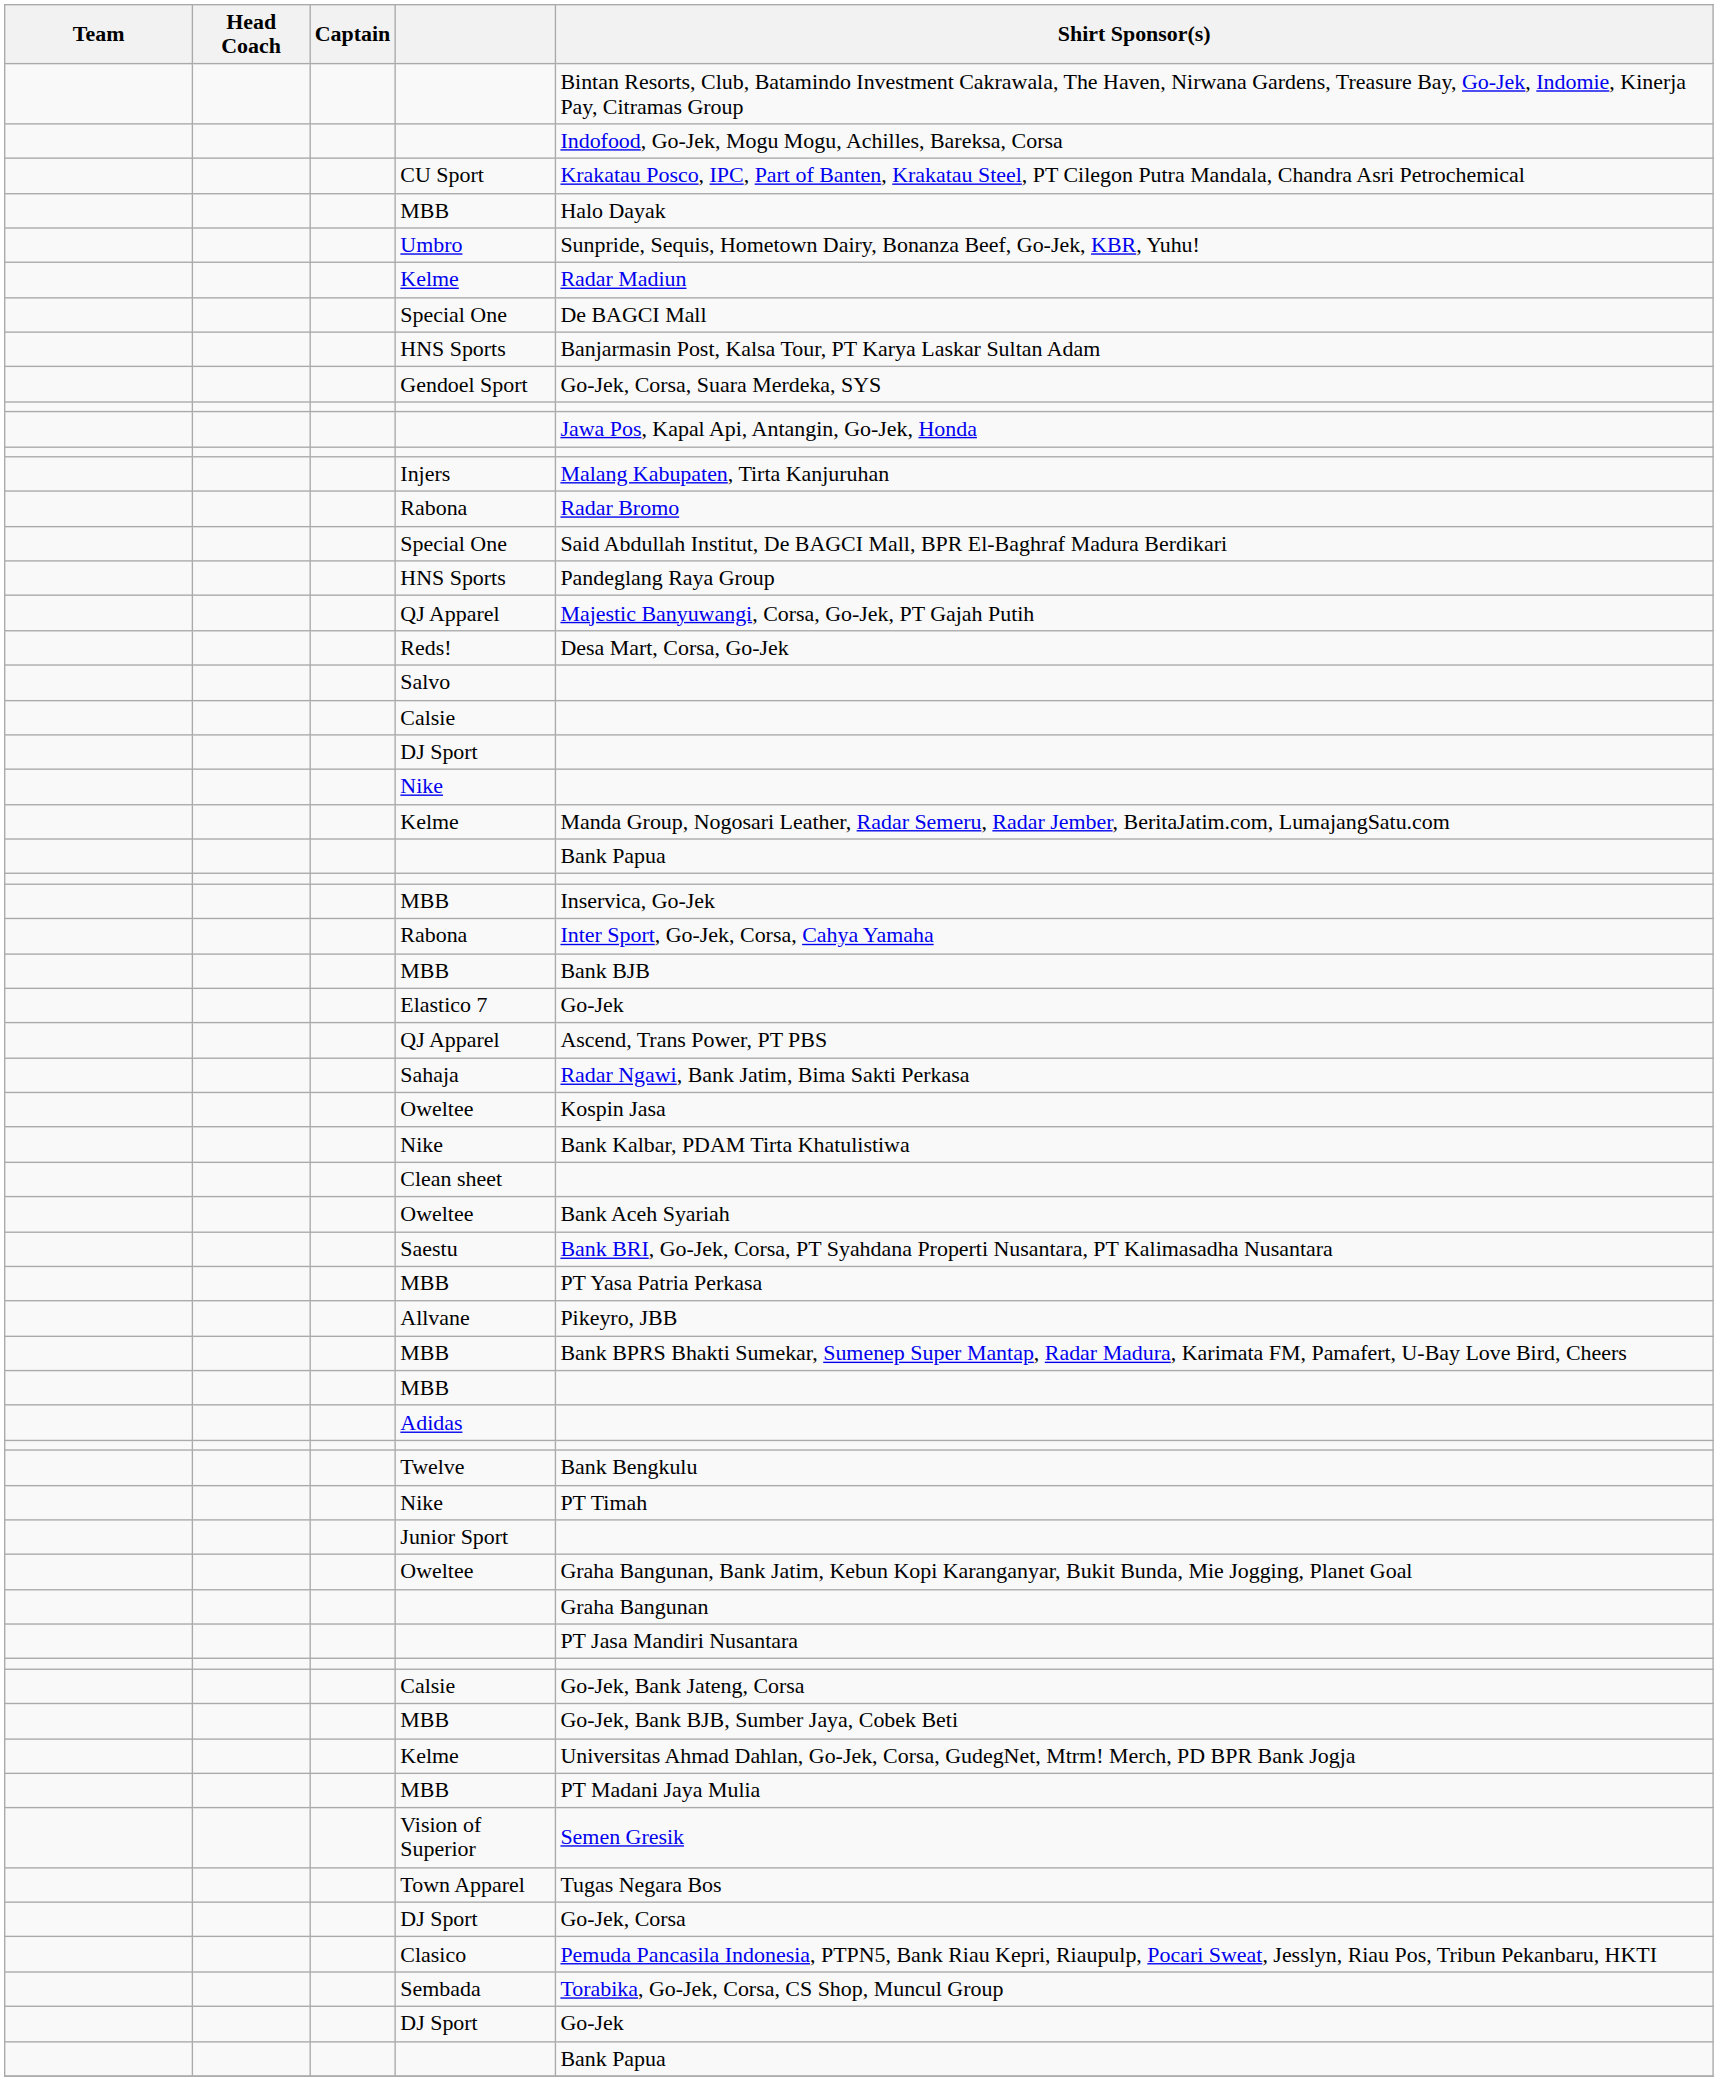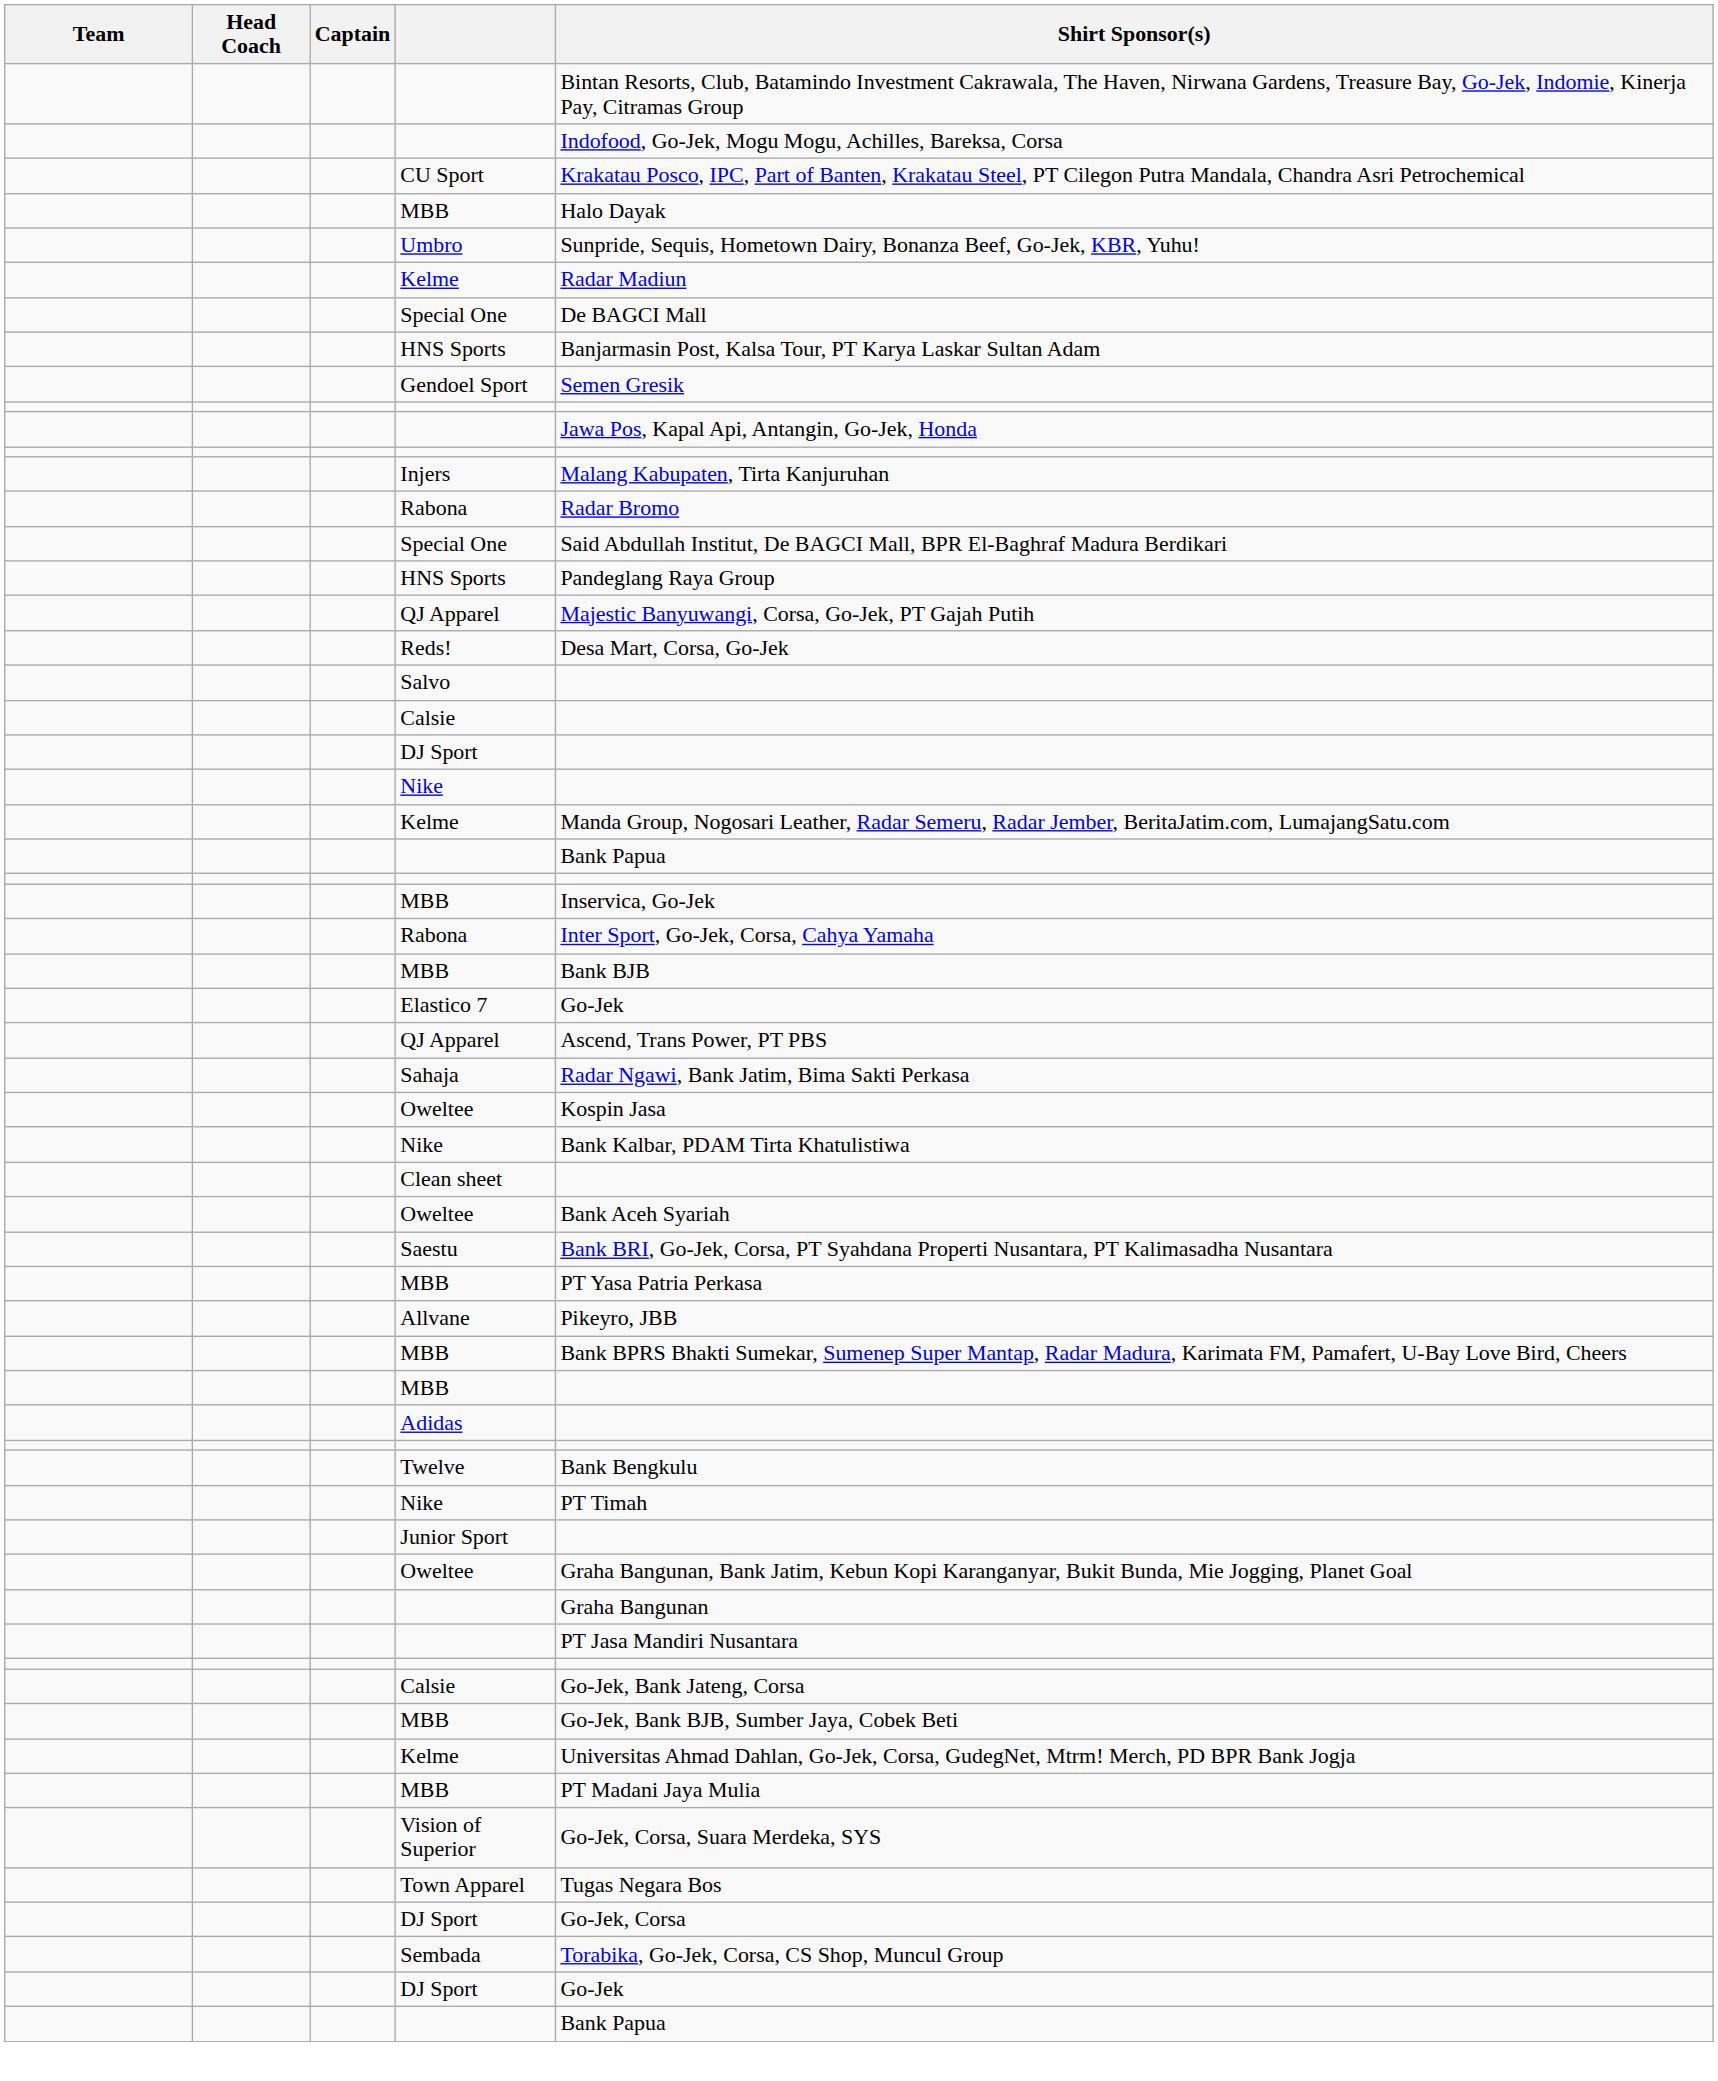(721, 384) Go-Jek, Corsa, Suara Merdeka, SYS -> (622, 384) Semen Gresik
(622, 1837) Semen Gresik -> (721, 1837) Go-Jek, Corsa, Suara Merdeka, SYS
- row: (99, 1954)
